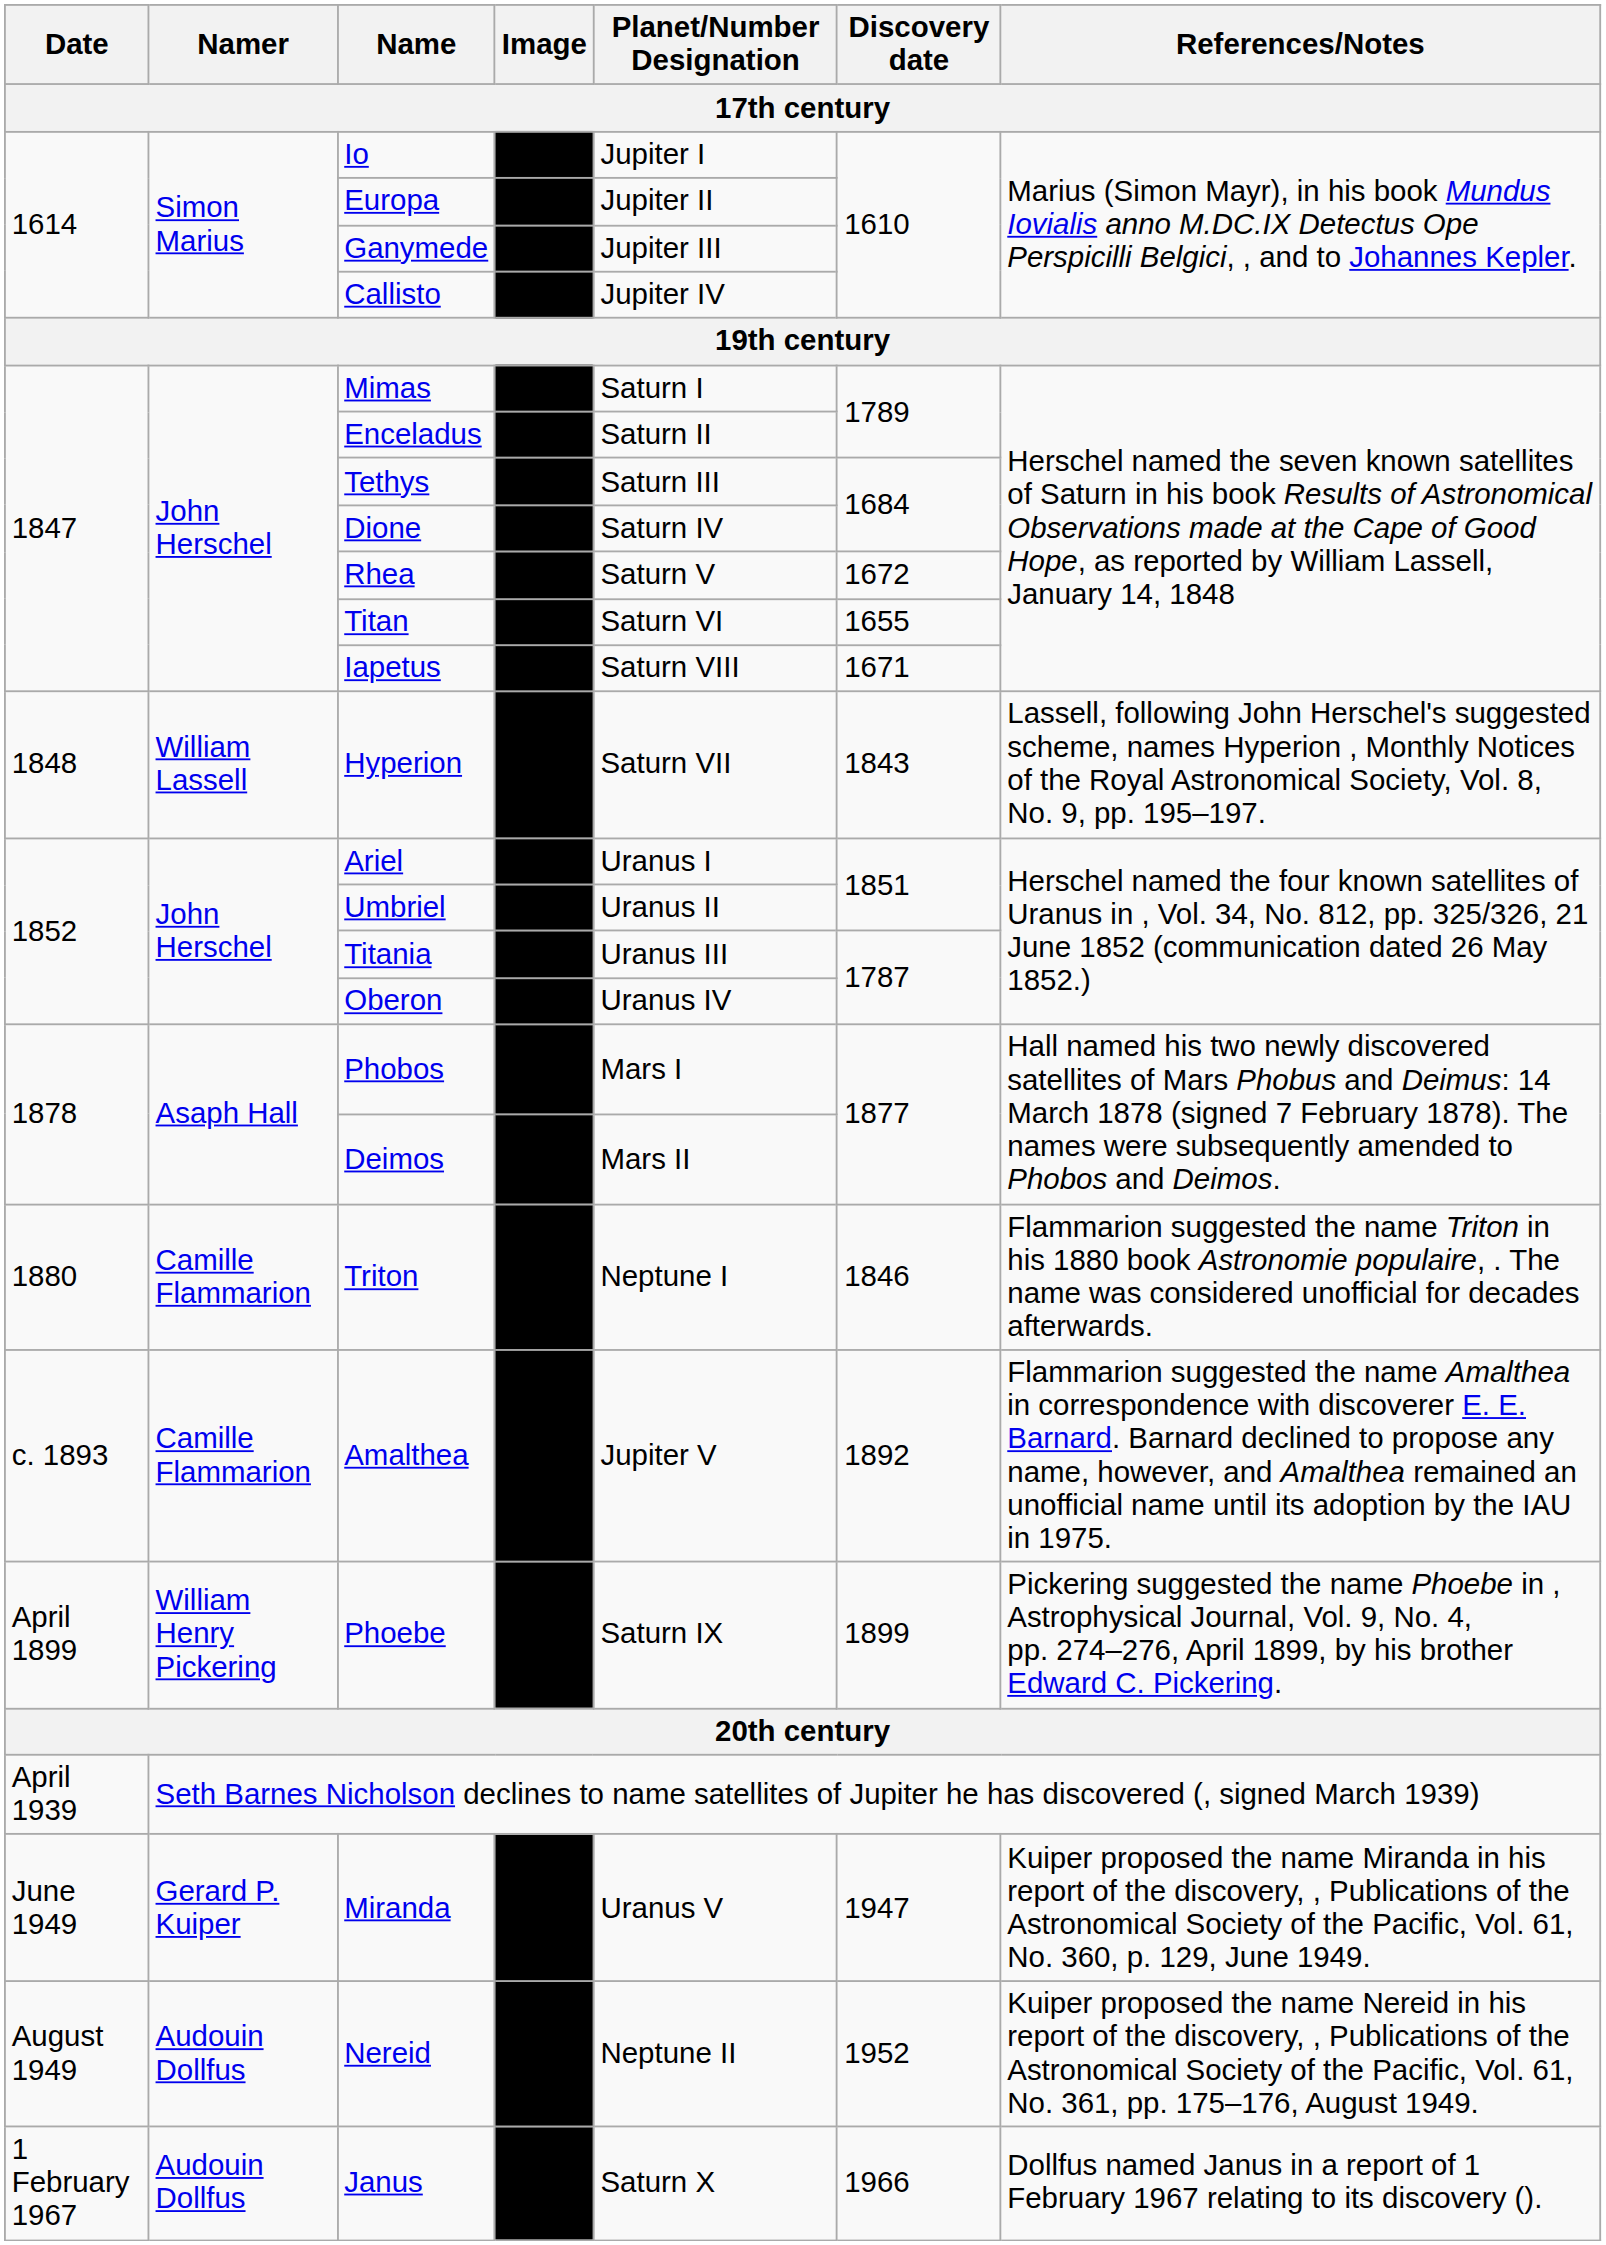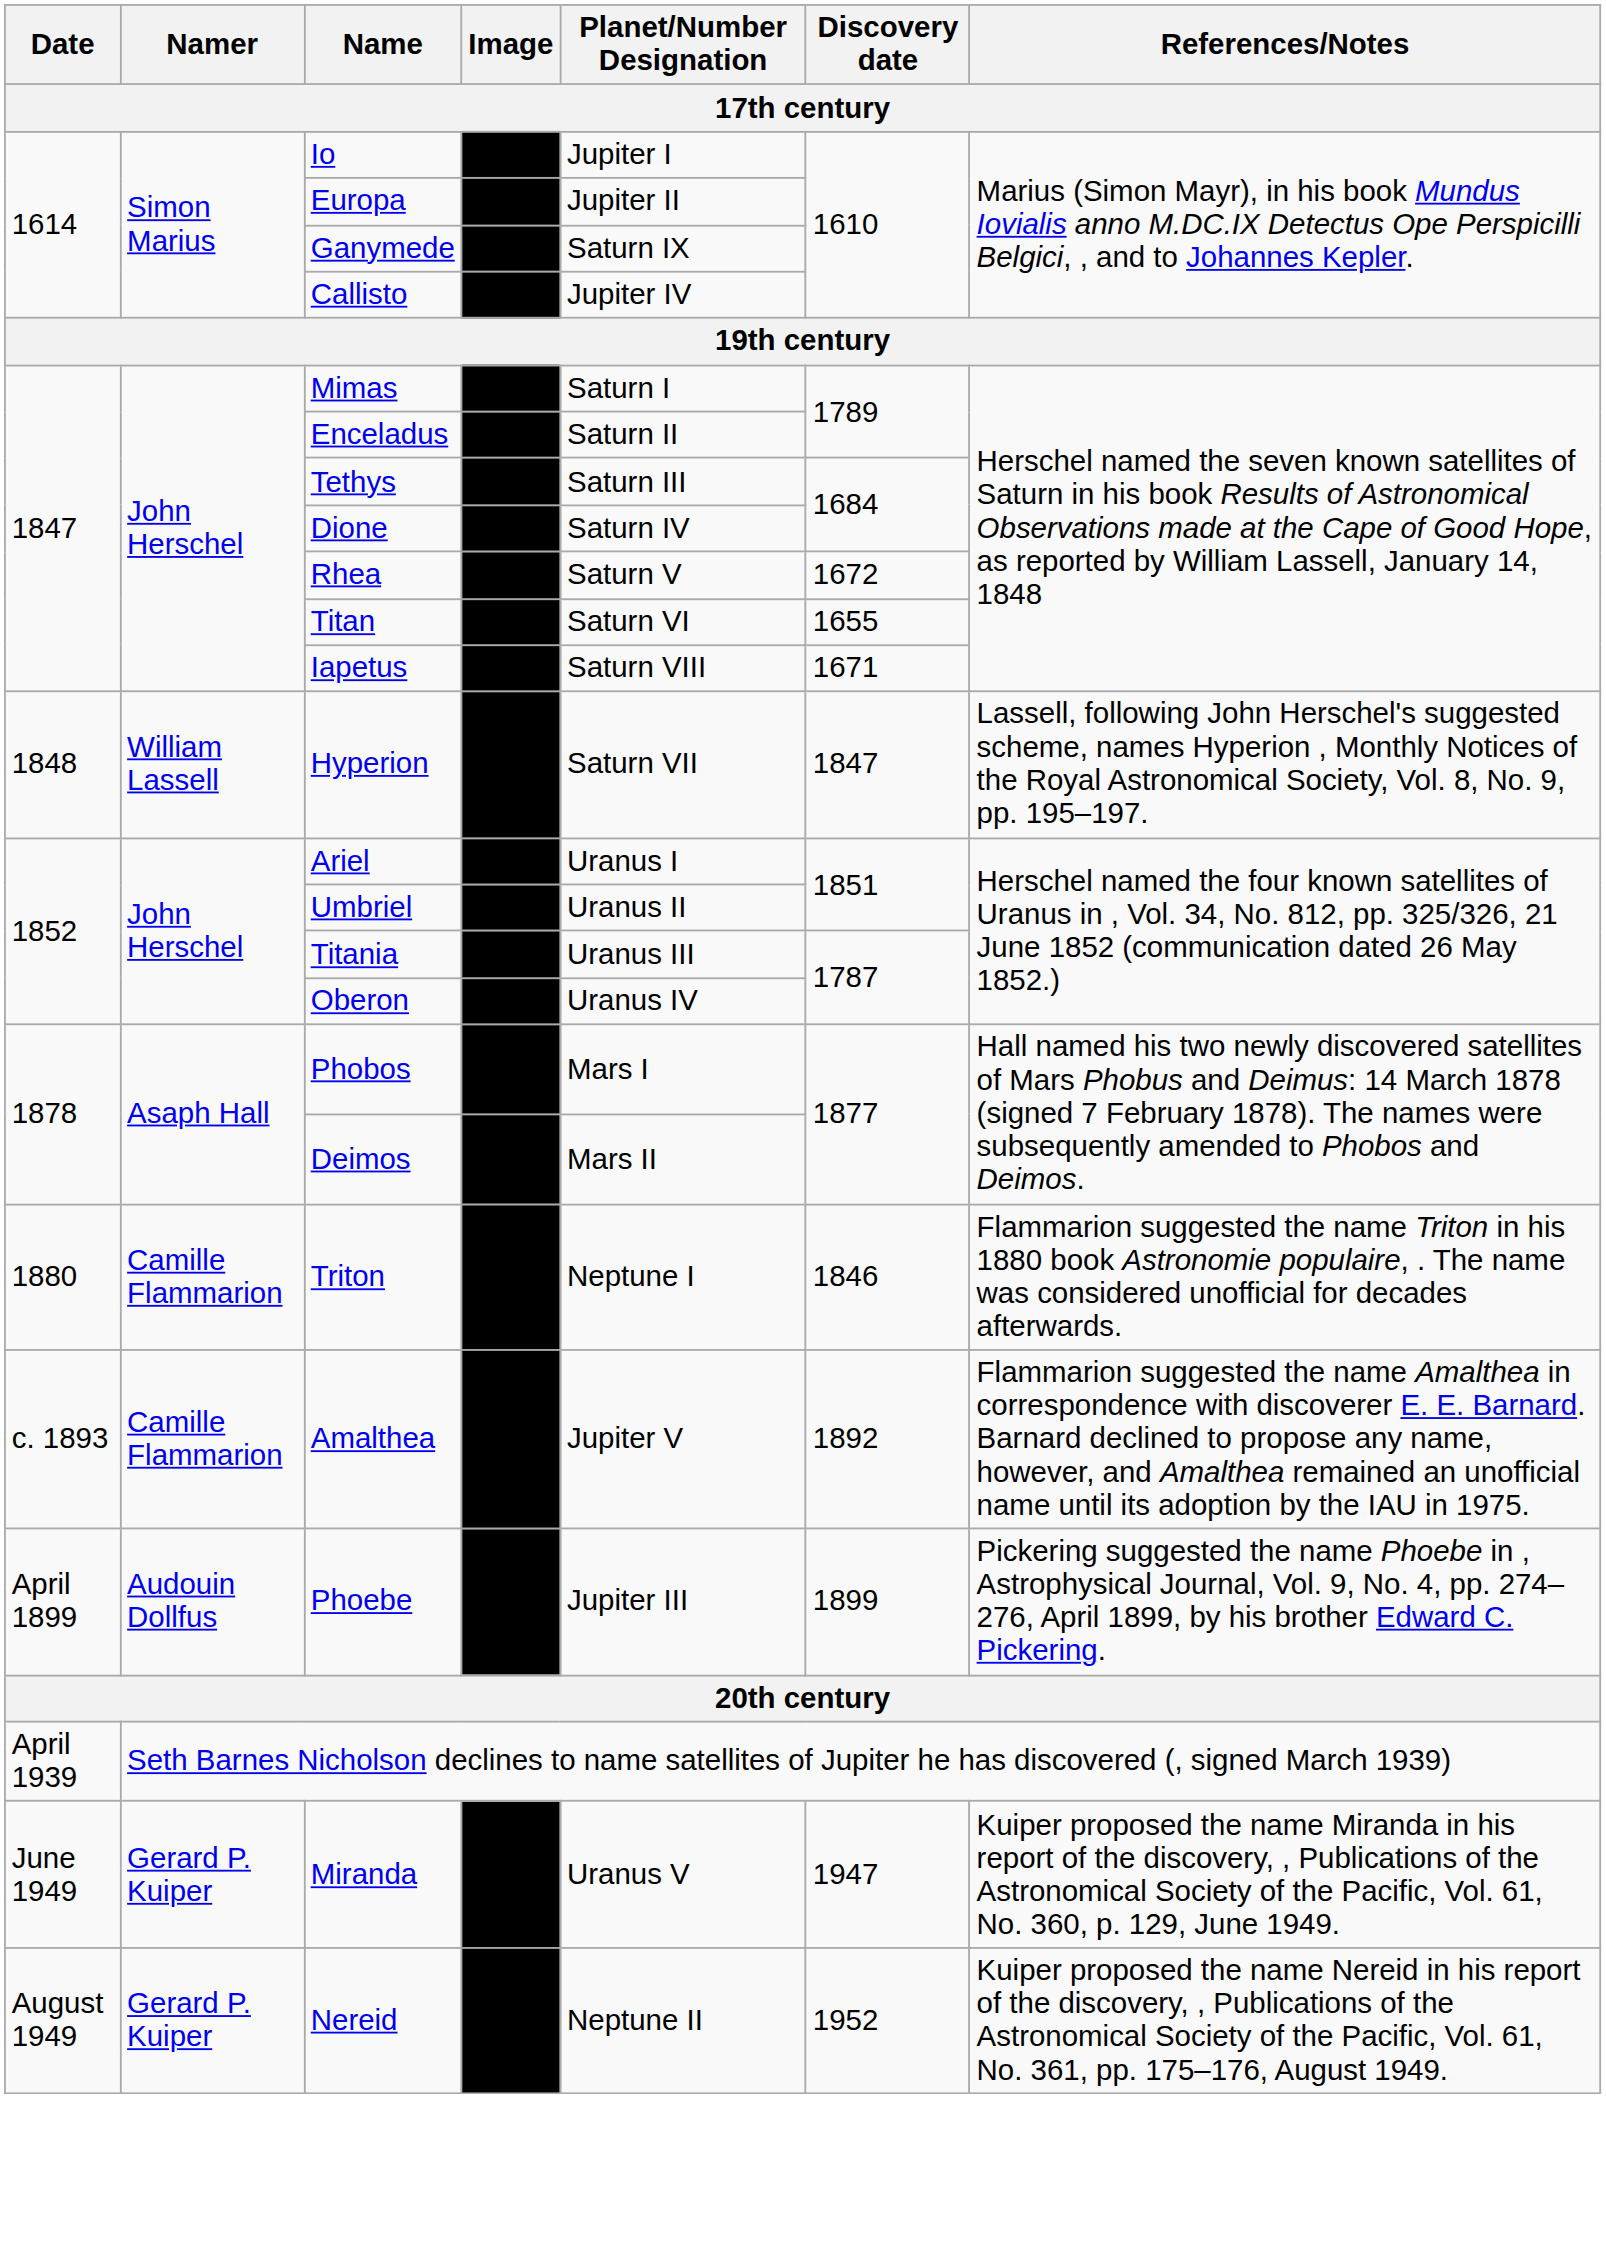(661, 247) Jupiter III -> (628, 247) Saturn IX
(877, 764) 1843 -> (846, 764) 1847
(216, 1634) William Henry Pickering -> (181, 1601) Audouin Dollfus
(662, 1634) Saturn IX -> (628, 1601) Jupiter III
(210, 2053) Audouin Dollfus -> (189, 2020) Gerard P. Kuiper
- row: (384, 2182)
